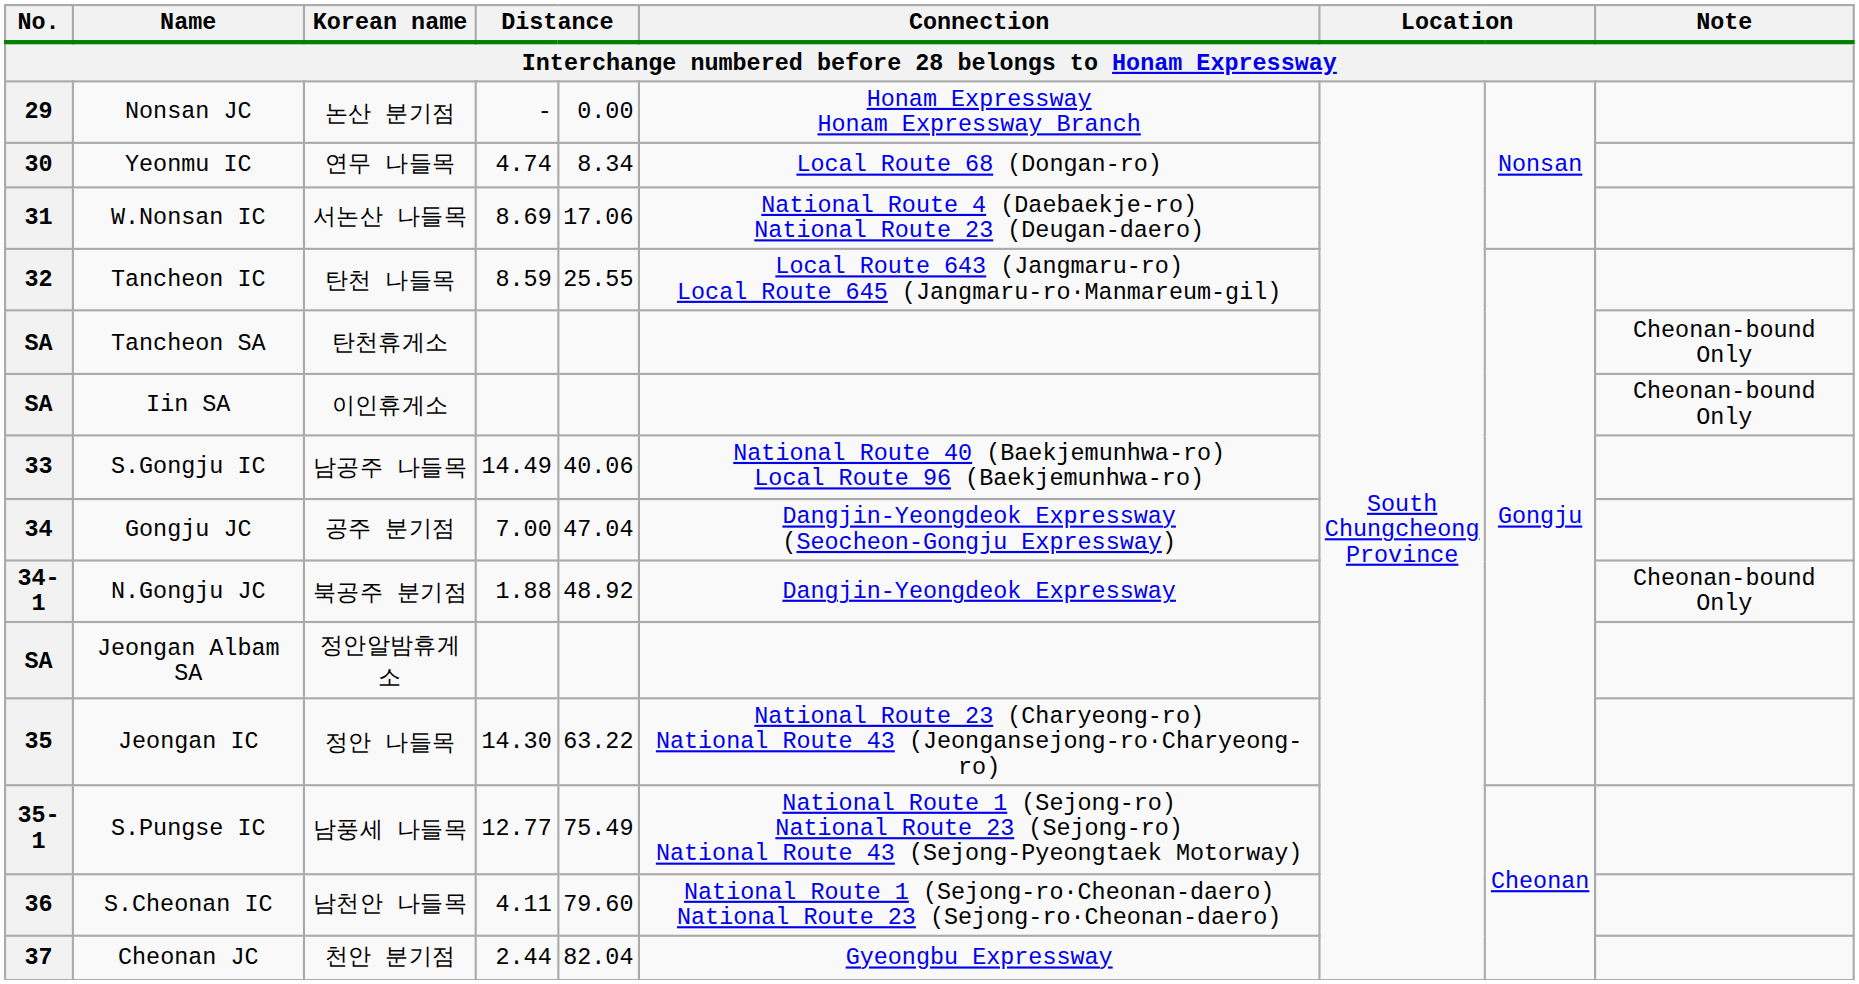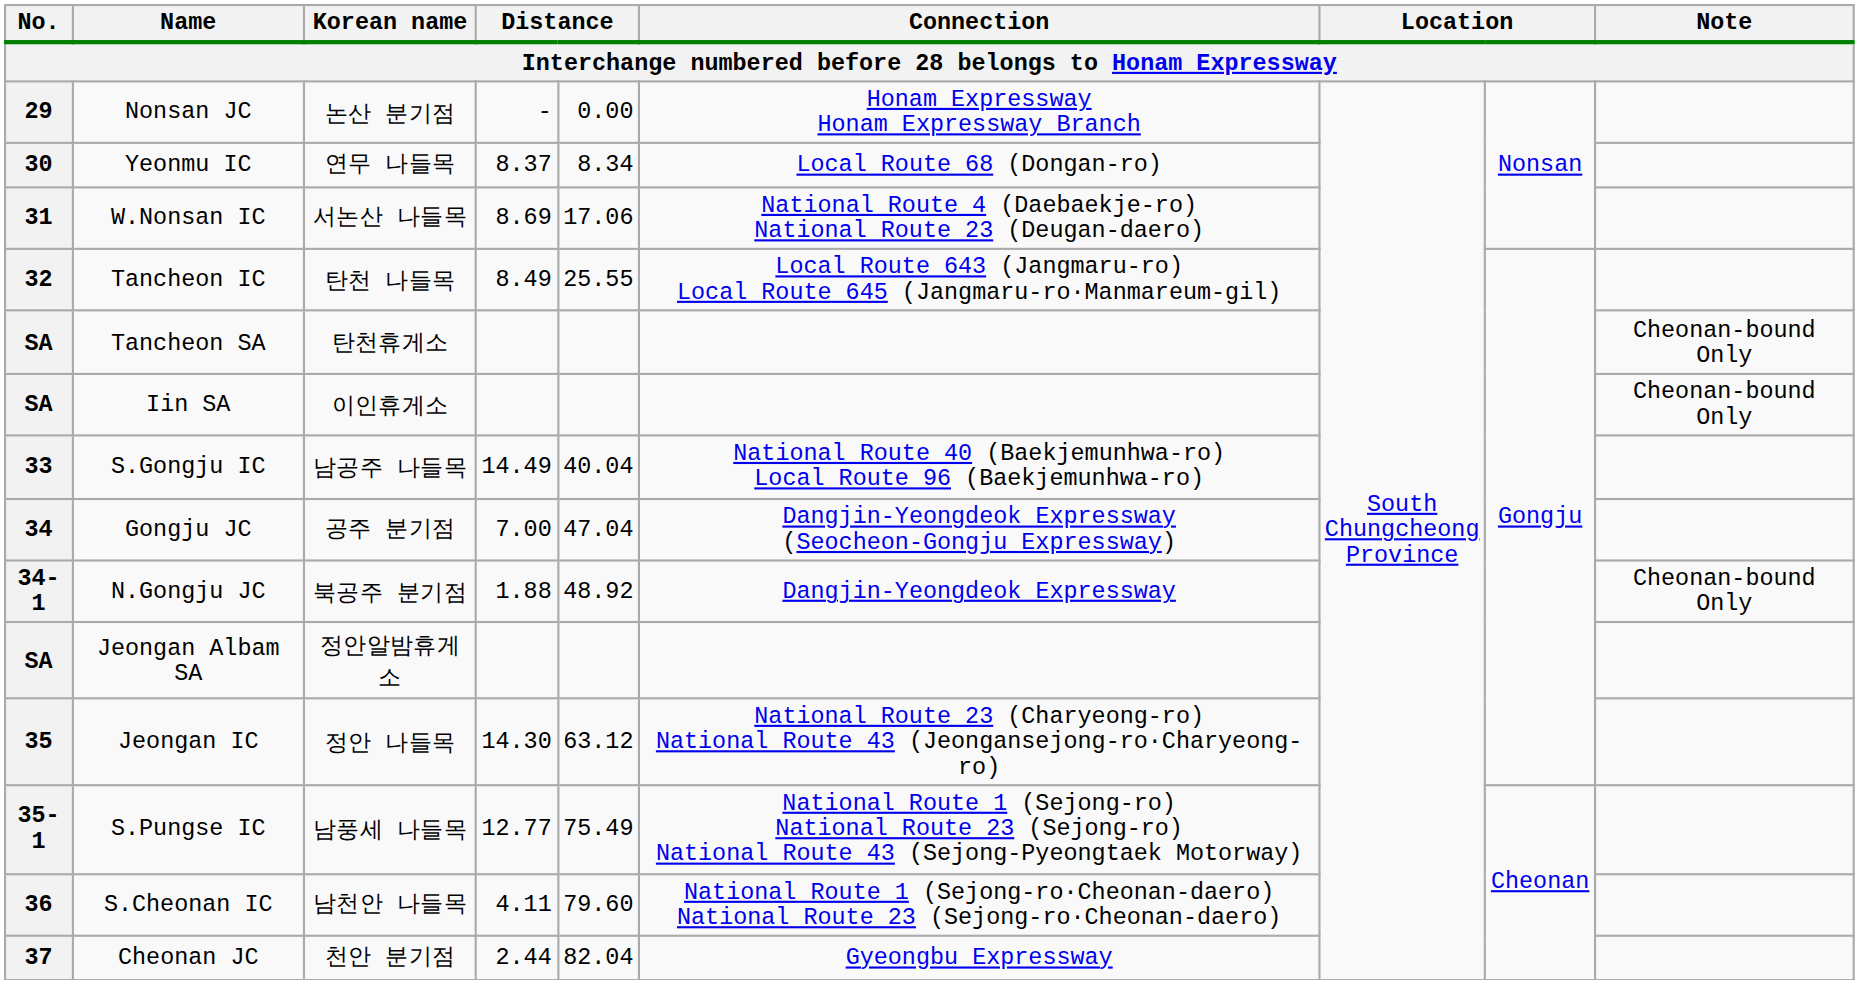(524, 165) 4.74 -> (524, 165) 8.37
(524, 280) 8.59 -> (524, 280) 8.49
(598, 467) 40.06 -> (598, 467) 40.04
(598, 742) 63.22 -> (598, 742) 63.12
